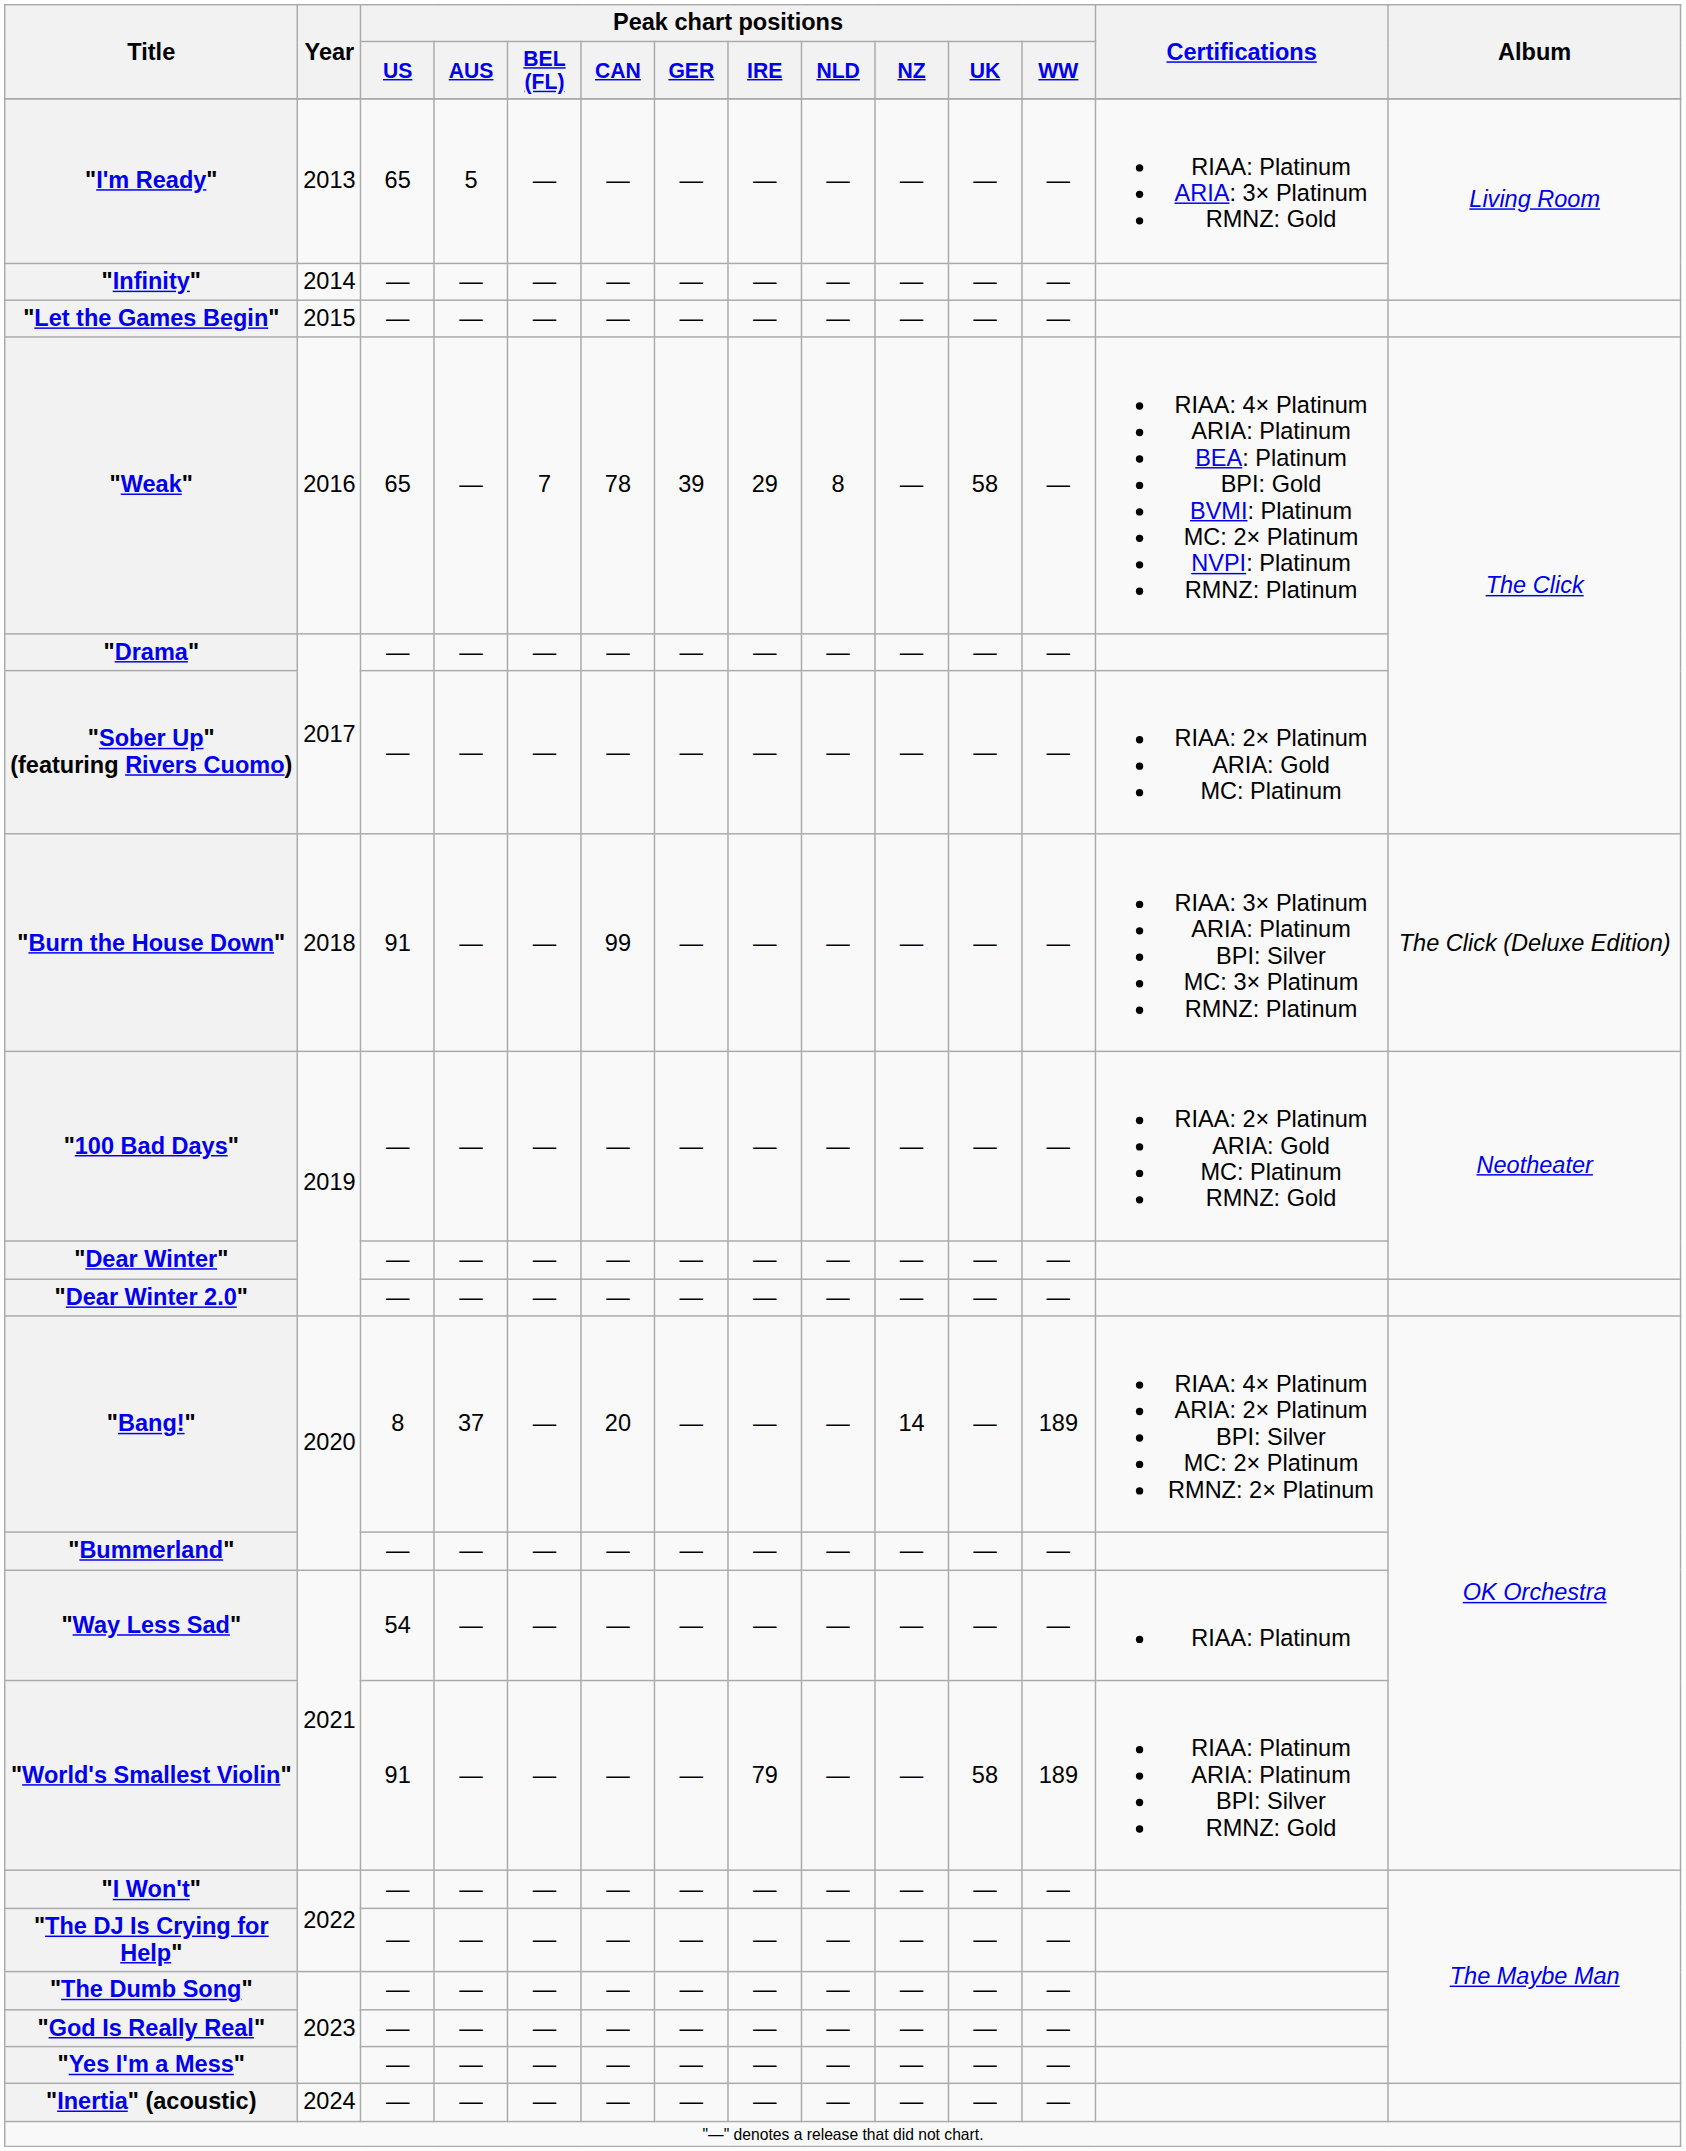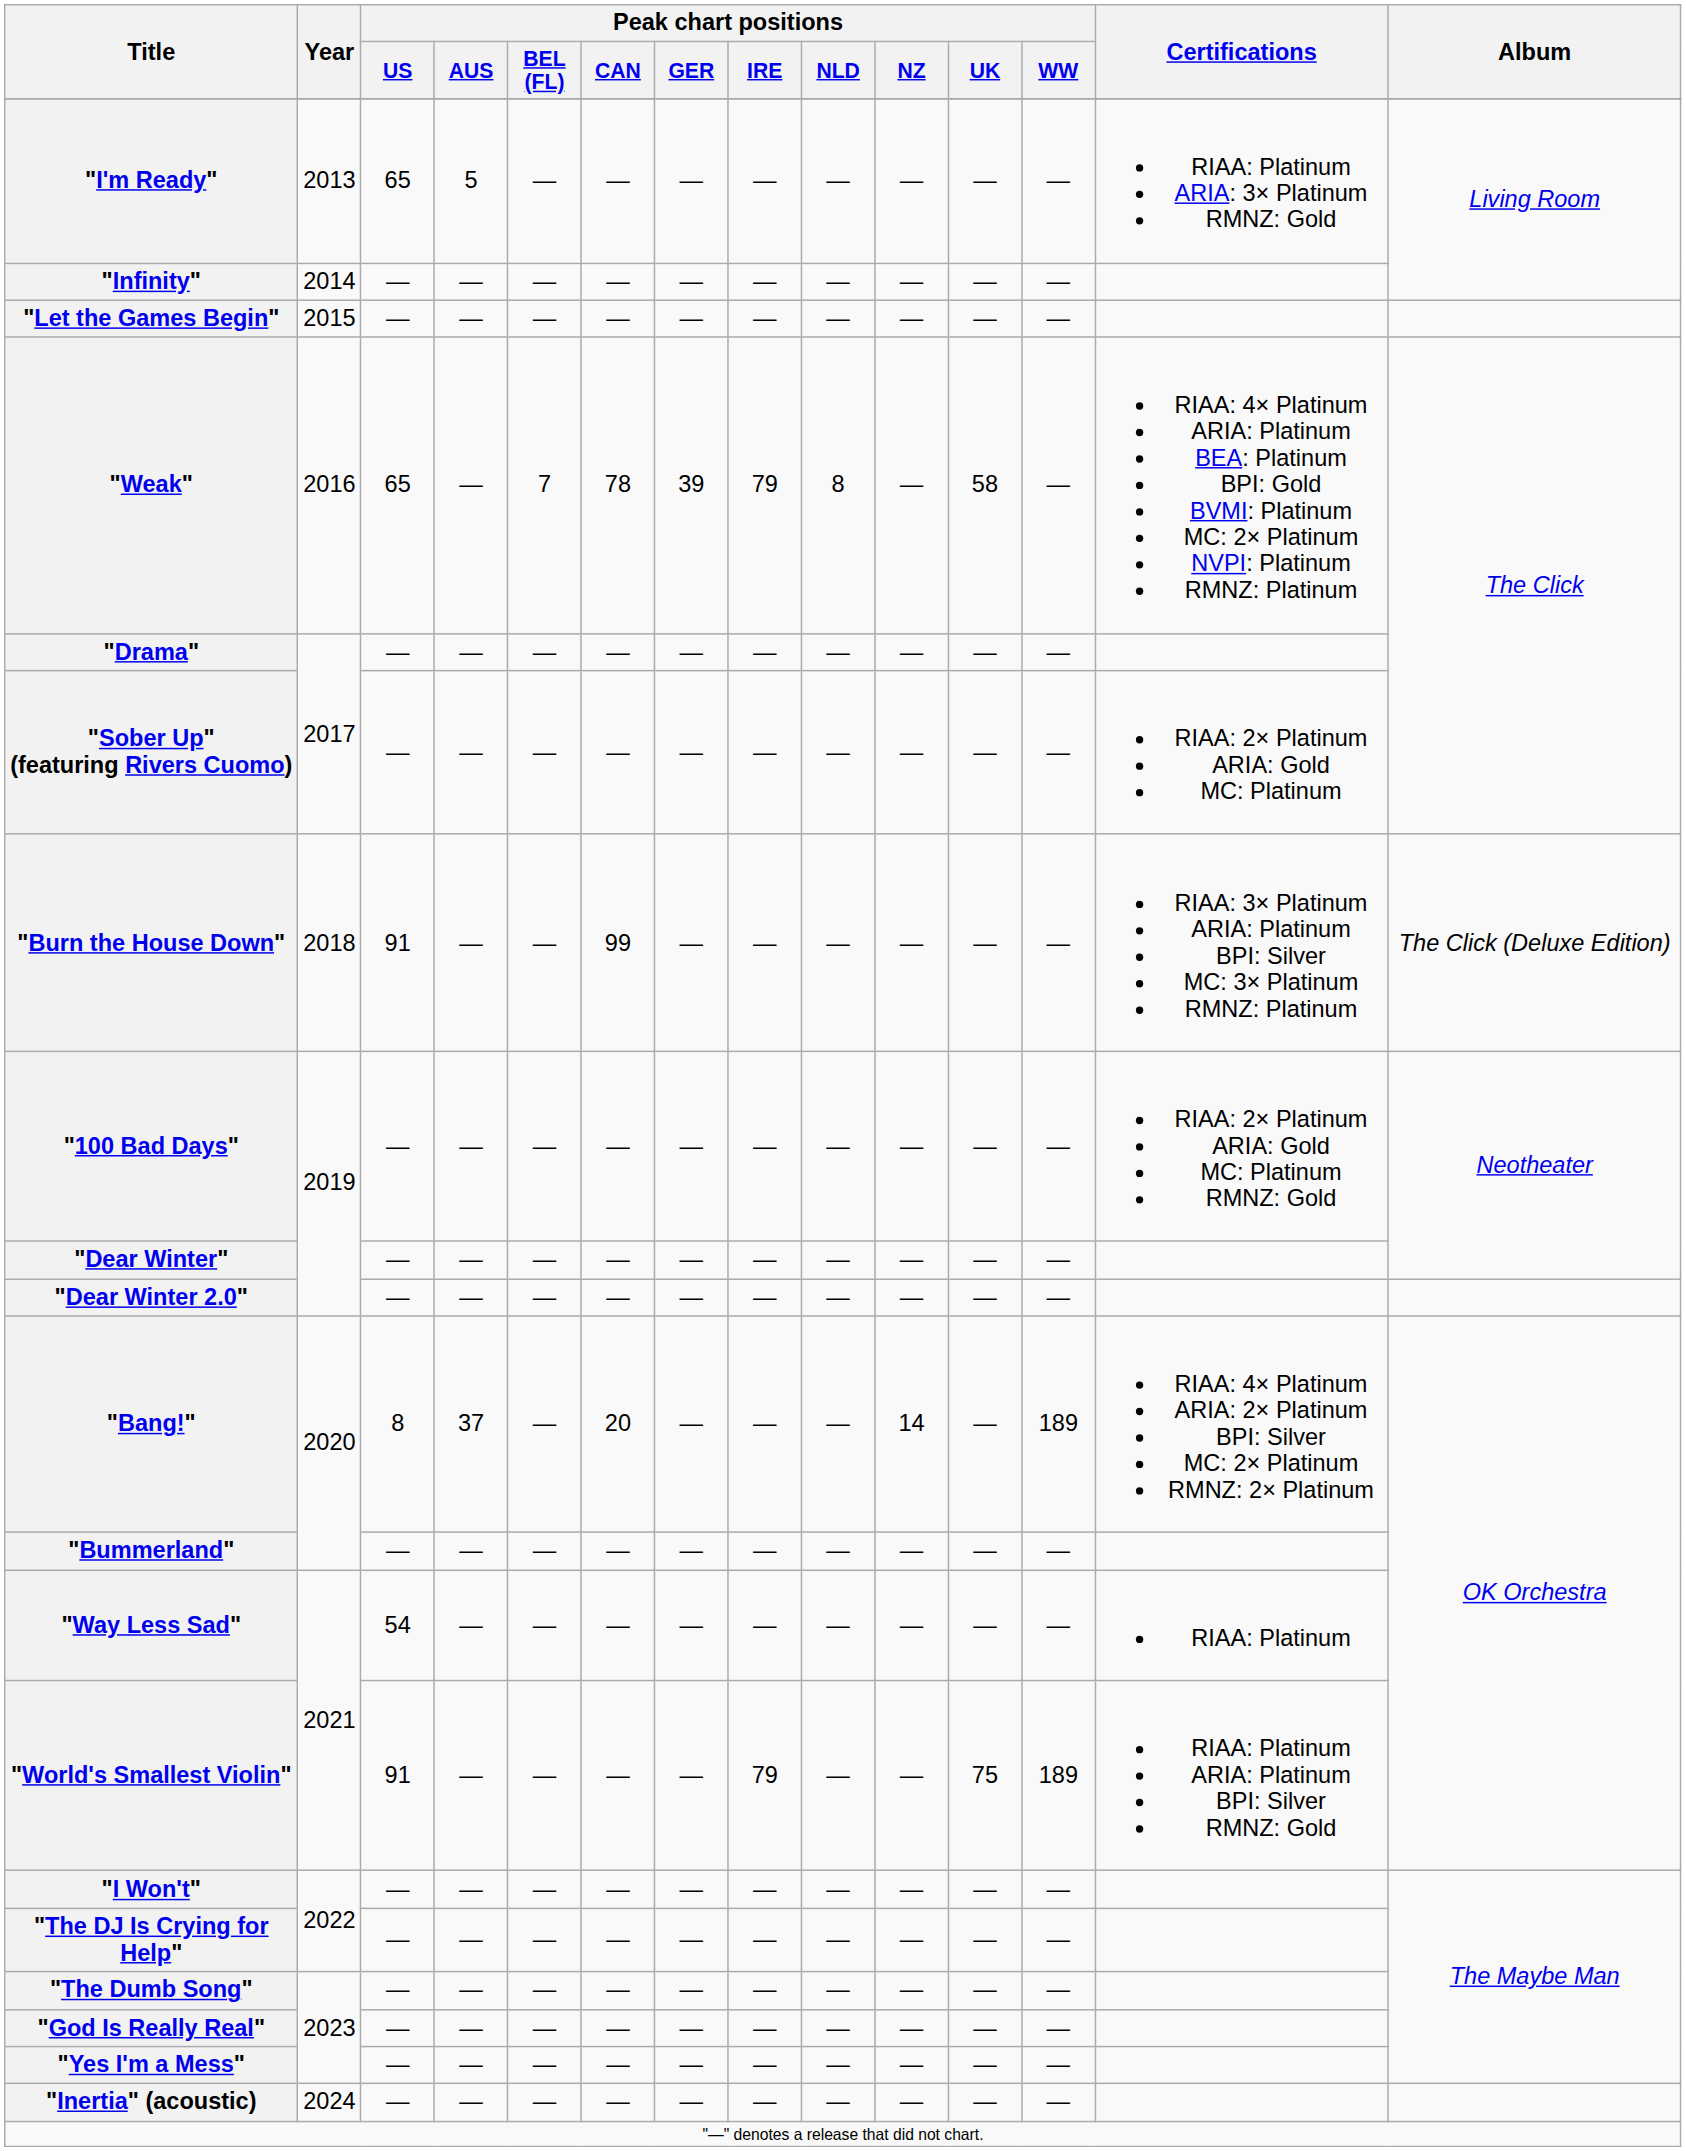(765, 485) 29 -> (765, 485) 79
(985, 1775) 58 -> (985, 1775) 75
